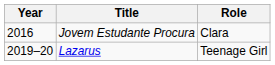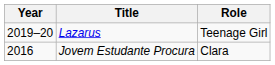rows swapped: (127, 32) <-> (80, 51)
